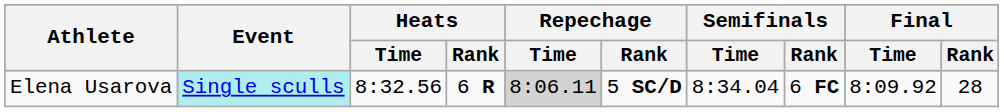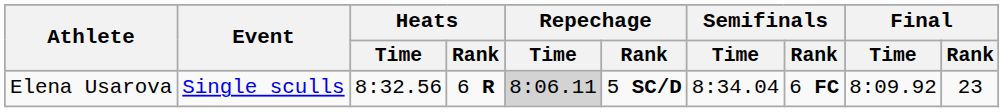(263, 88) paleturquoise background -> (263, 88) no background
(970, 88) 28 -> (970, 88) 23
